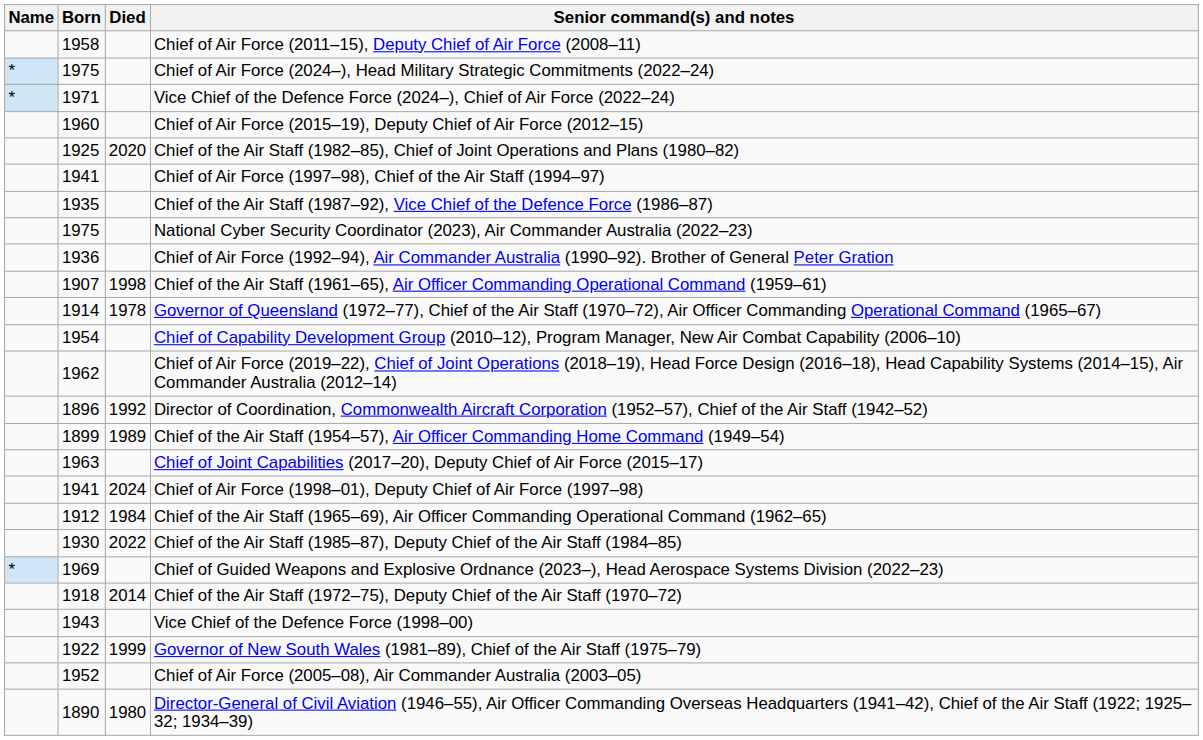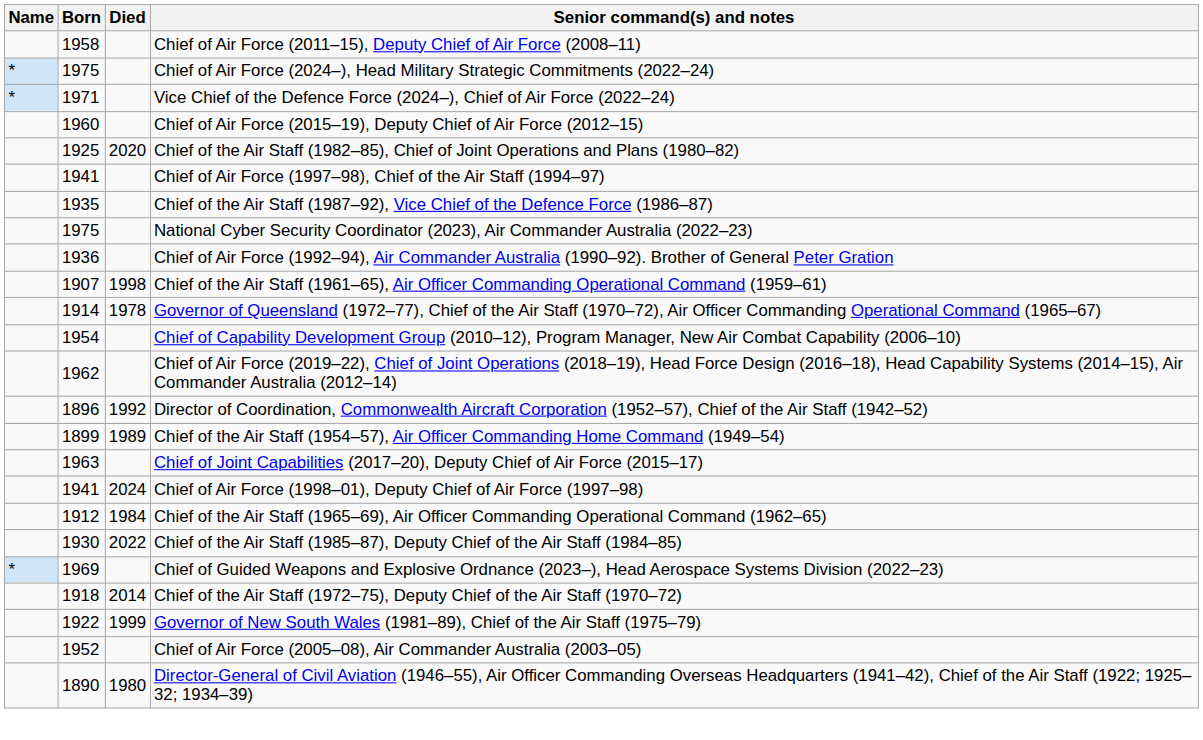- row: (313, 622)
